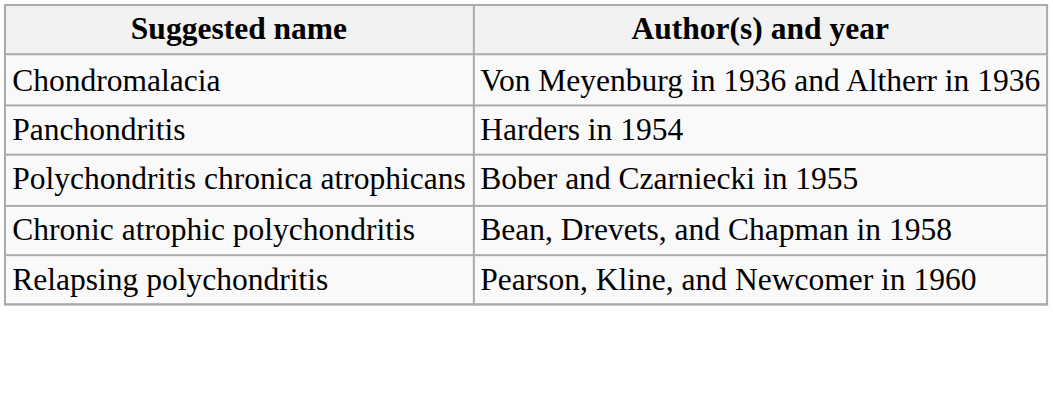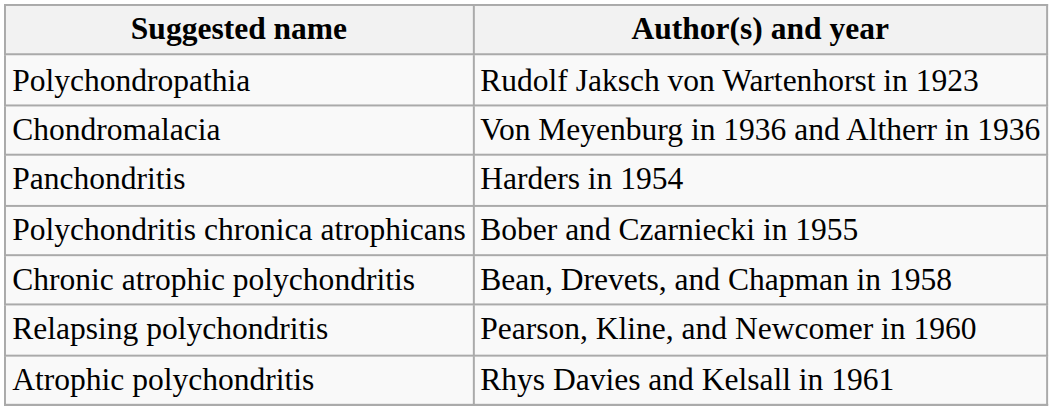+ row: (131, 79)
+ row: (163, 379)
